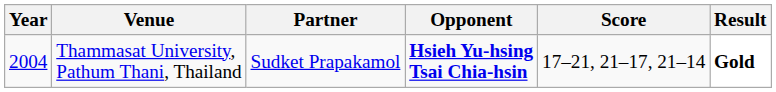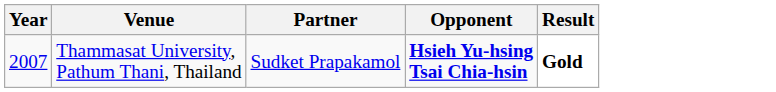- column: (624, 19)
(28, 60) 2004 -> (28, 60) 2007
